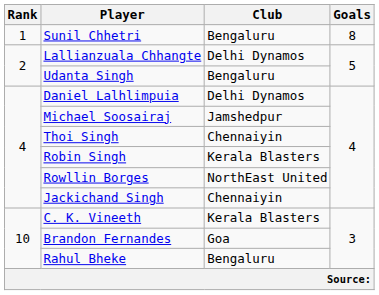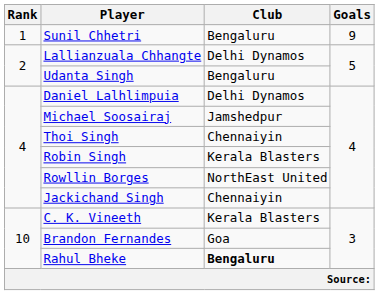(352, 35) 8 -> (352, 35) 9
(241, 259) normal -> (241, 259) bold
